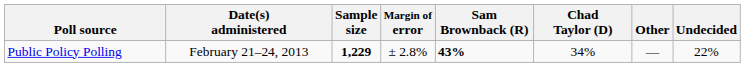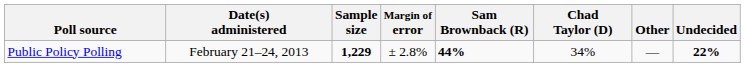(451, 51) 43% -> (451, 51) 44%
(706, 51) normal -> (706, 51) bold
